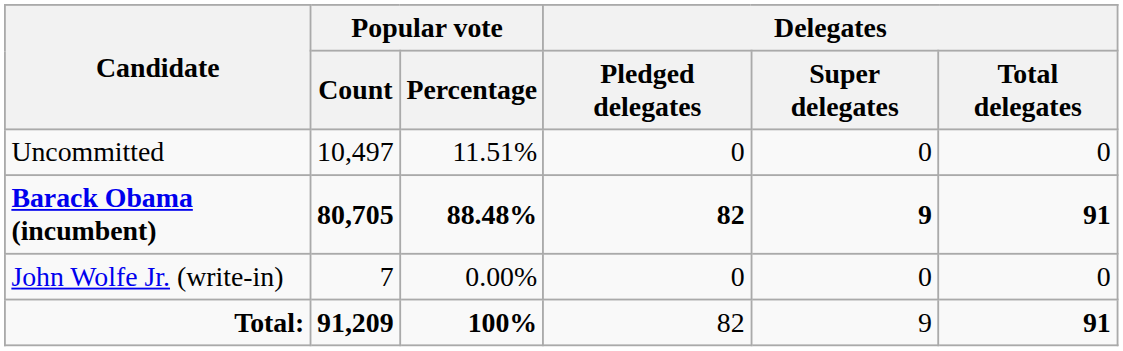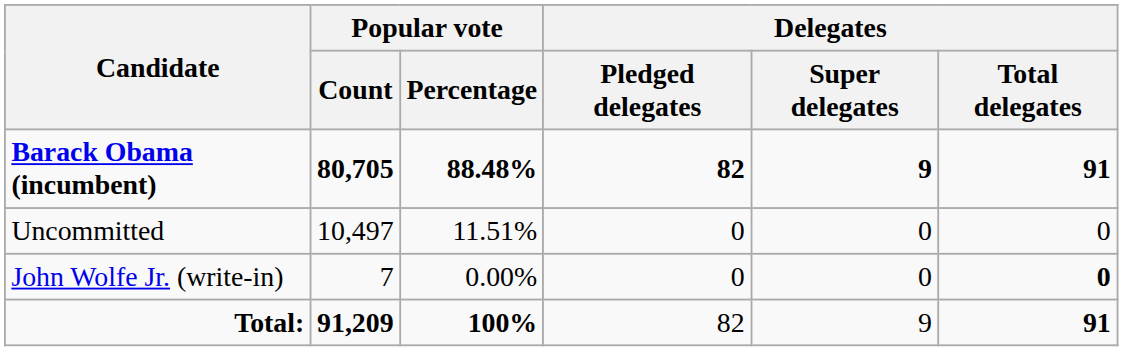rows swapped: (102, 214) <-> (88, 152)
(1104, 276) normal -> (1104, 276) bold
